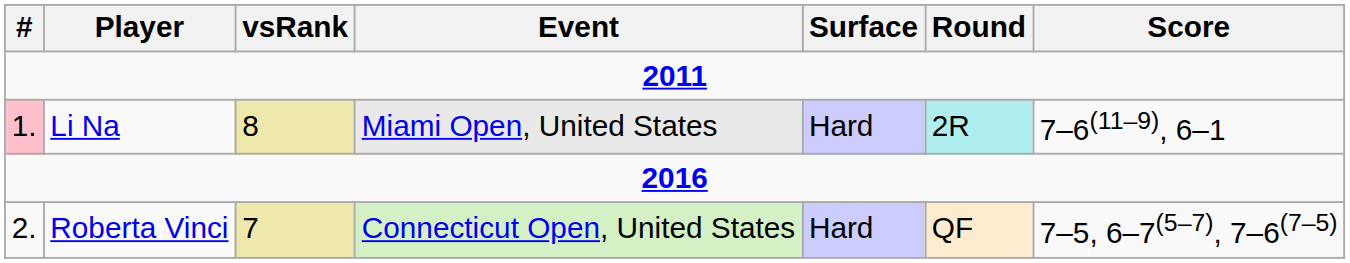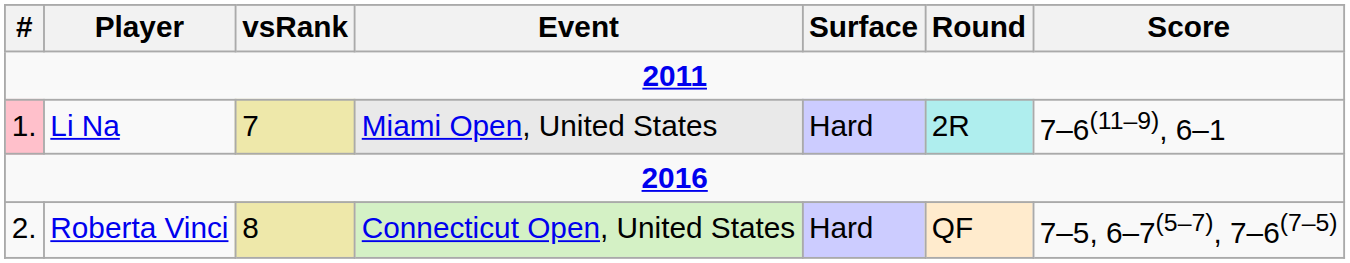(250, 126) 8 -> (250, 126) 7
(250, 228) 7 -> (250, 228) 8
